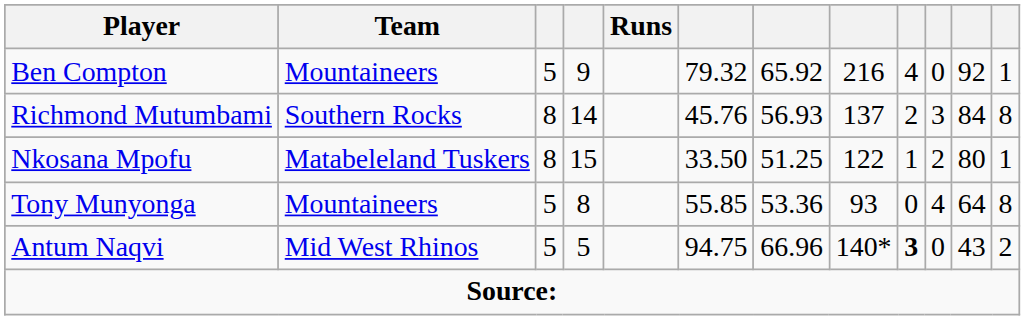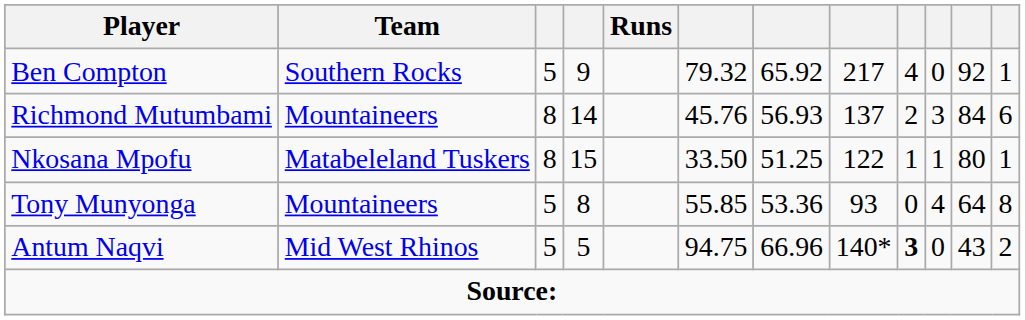(361, 70) Mountaineers -> (373, 70) Southern Rocks
(864, 70) 216 -> (864, 70) 217
(373, 114) Southern Rocks -> (361, 114) Mountaineers
(1005, 114) 8 -> (1005, 114) 6
(938, 159) 2 -> (938, 159) 1
